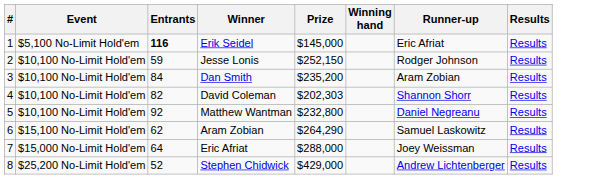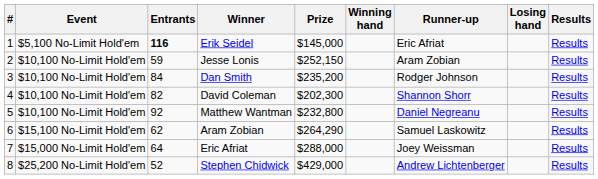+ column: (528, 19)
(437, 60) Rodger Johnson -> (428, 60) Aram Zobian
(428, 78) Aram Zobian -> (437, 78) Rodger Johnson
(320, 95) $202,303 -> (320, 95) $202,300
